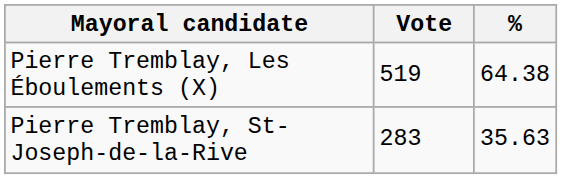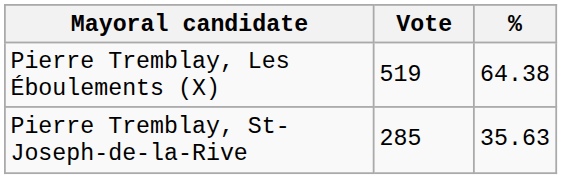(400, 140) 283 -> (400, 140) 285
